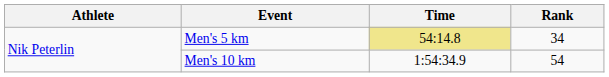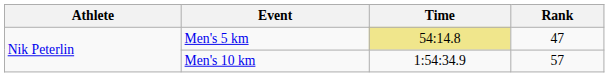(557, 38) 34 -> (557, 38) 47
(557, 61) 54 -> (557, 61) 57
